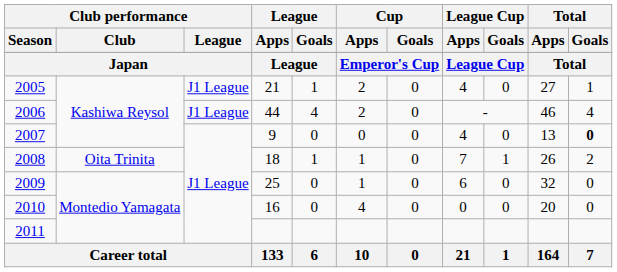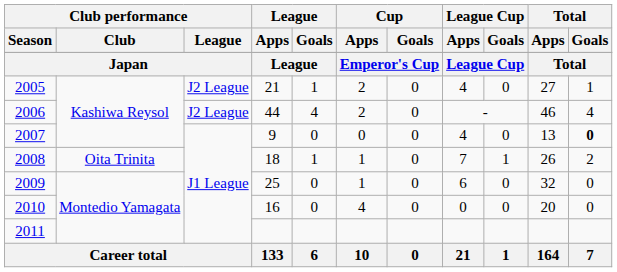(218, 87) J1 League -> (218, 87) J2 League
(218, 111) J1 League -> (218, 111) J2 League
